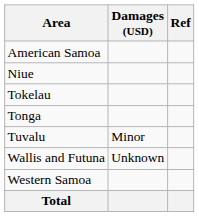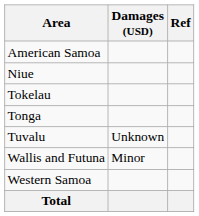(128, 137) Minor -> (138, 137) Unknown
(138, 158) Unknown -> (128, 158) Minor
